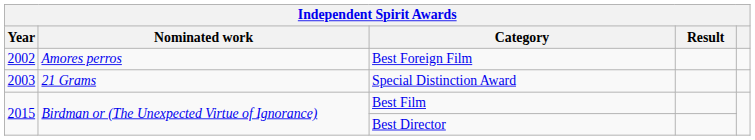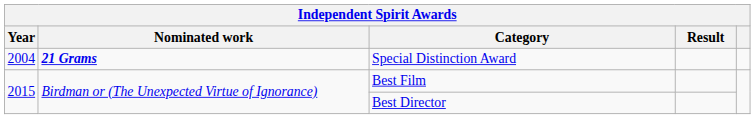- row: (422, 59)
(21, 80) 2003 -> (21, 59) 2004
(69, 80) normal -> (69, 59) bold
